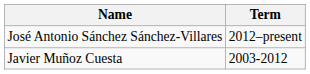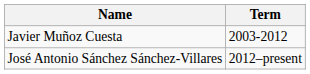rows swapped: (65, 58) <-> (115, 36)
